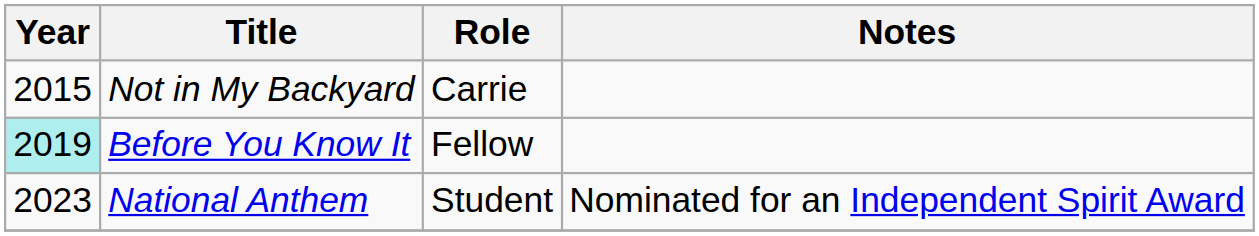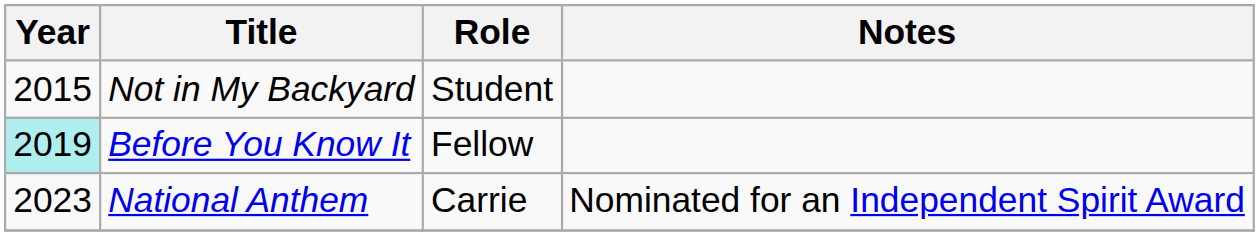(479, 88) Carrie -> (492, 88) Student
(492, 200) Student -> (479, 200) Carrie
